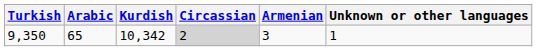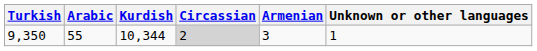(75, 36) 65 -> (75, 36) 55
(142, 36) 10,342 -> (142, 36) 10,344
